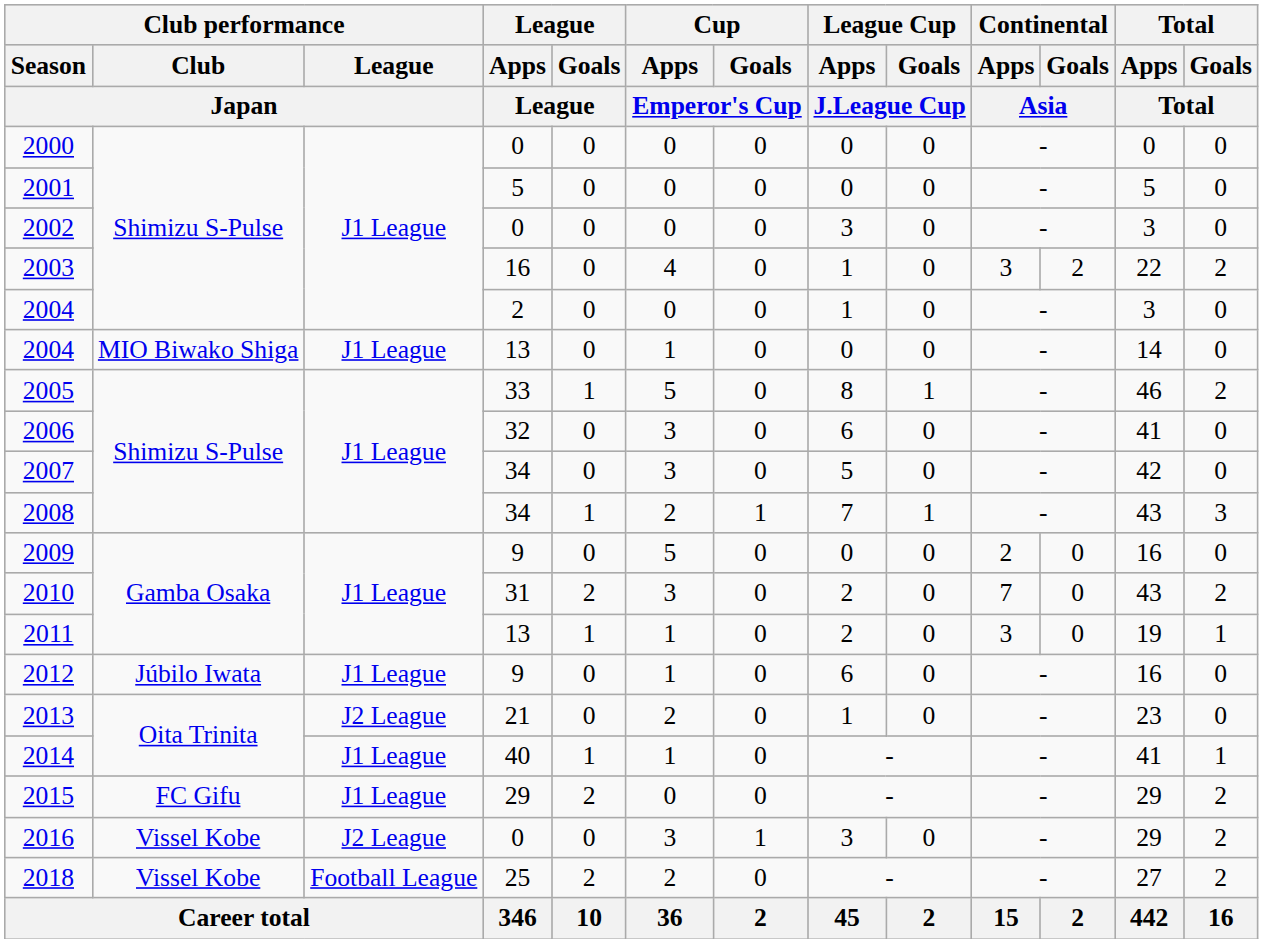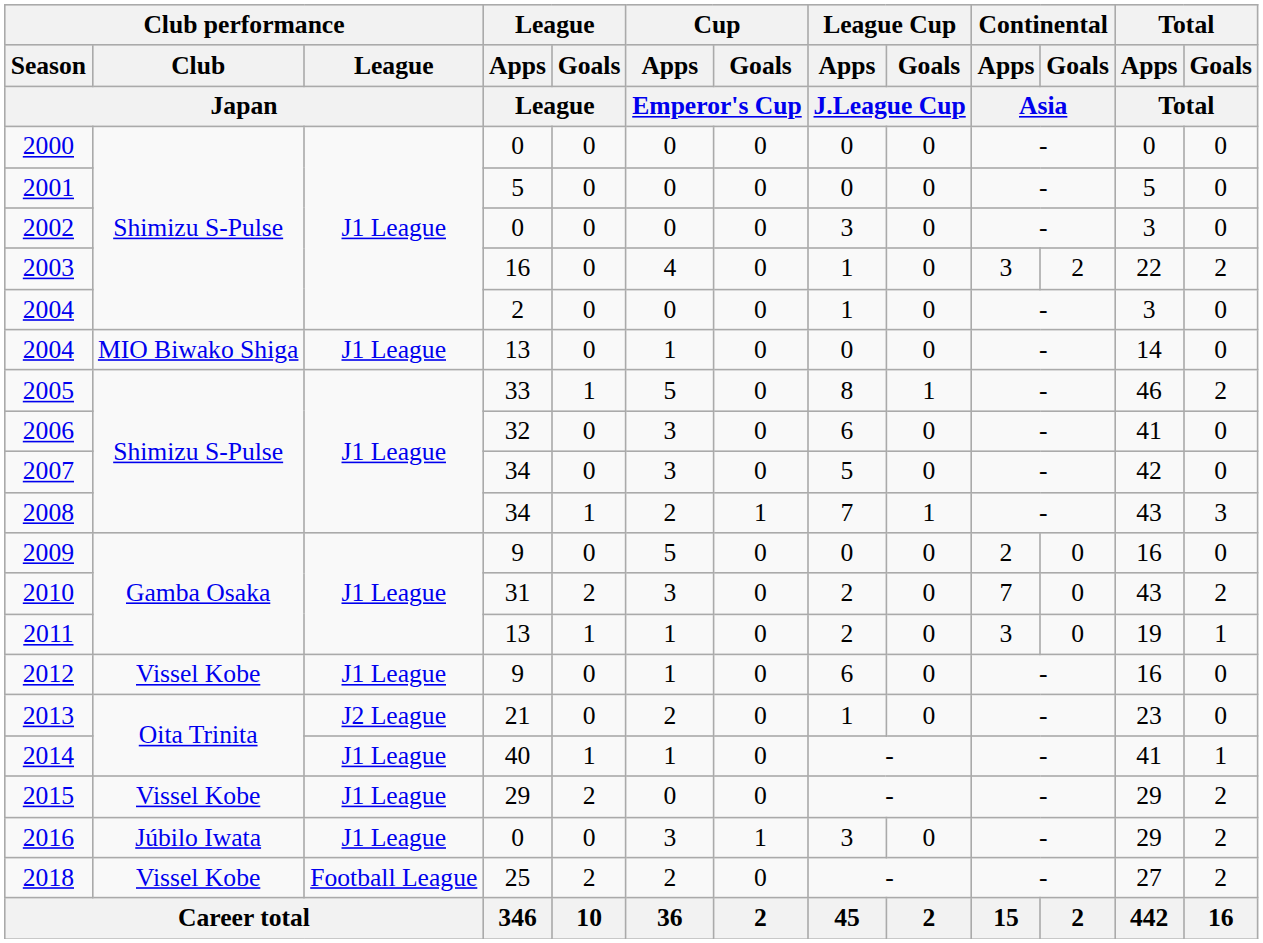(198, 674) Júbilo Iwata -> (198, 674) Vissel Kobe
(198, 796) FC Gifu -> (198, 796) Vissel Kobe
(198, 836) Vissel Kobe -> (198, 836) Júbilo Iwata
(394, 836) J2 League -> (394, 836) J1 League
